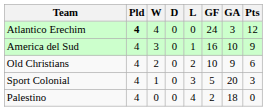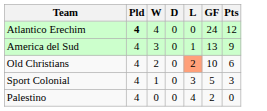- column: (232, 13)
(212, 47) 16 -> (212, 47) 13
(193, 64) no background -> (193, 64) lightsalmon background
